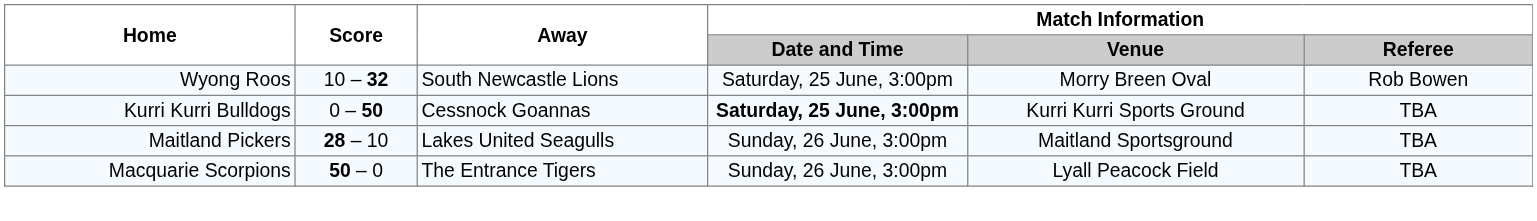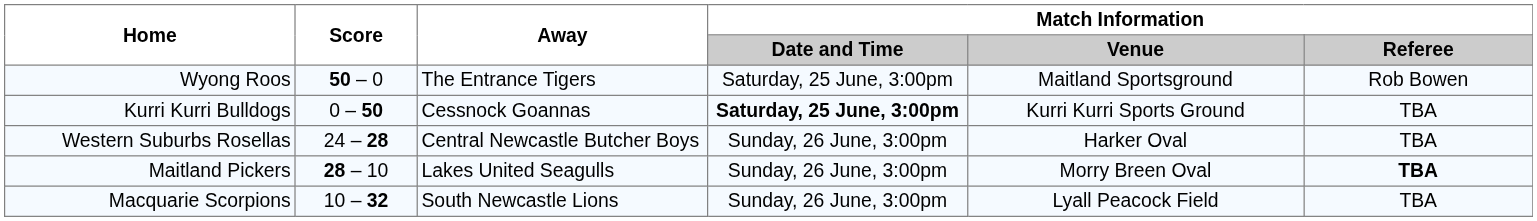(356, 80) 10 – 32 -> (356, 80) 50 – 0
(520, 80) South Newcastle Lions -> (509, 80) The Entrance Tigers
(1135, 80) Morry Breen Oval -> (1135, 80) Maitland Sportsground
+ row: (176, 140)
(1135, 140) Maitland Sportsground -> (1135, 170) Morry Breen Oval
(1418, 140) normal -> (1418, 170) bold
(356, 170) 50 – 0 -> (356, 201) 10 – 32
(509, 170) The Entrance Tigers -> (520, 201) South Newcastle Lions
